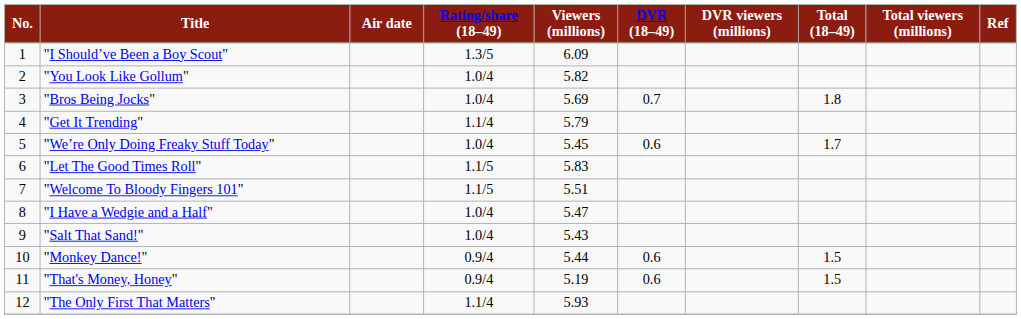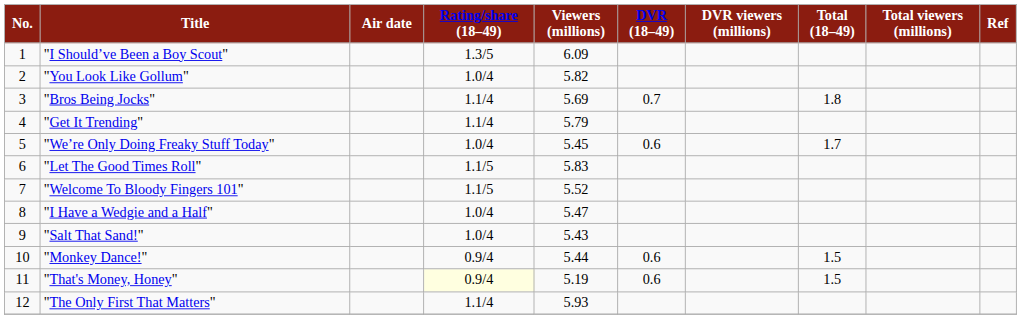(479, 99) 1.0/4 -> (479, 99) 1.1/4
(576, 189) 5.51 -> (576, 189) 5.52
(479, 280) no background -> (479, 280) lightyellow background
